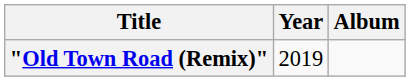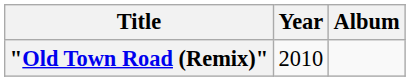(301, 57) 2019 -> (301, 57) 2010
